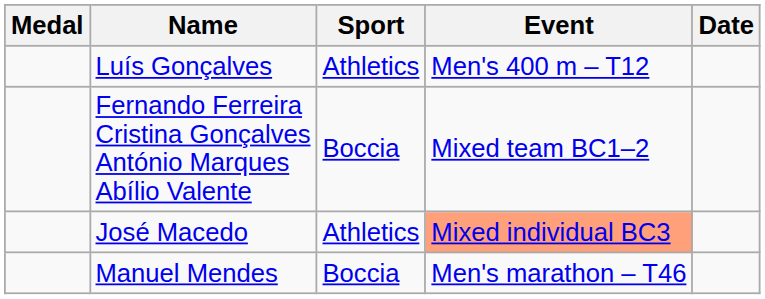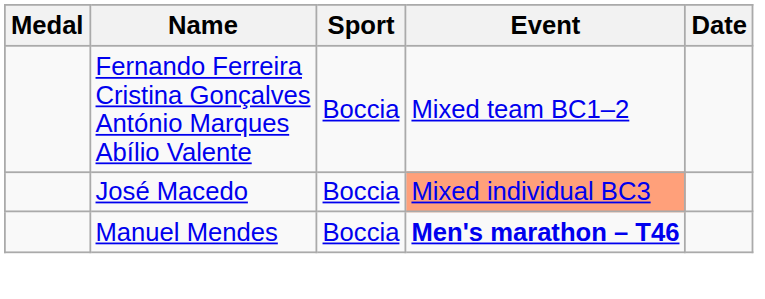- row: (184, 66)
(371, 232) Athletics -> (361, 192) Boccia
(559, 273) normal -> (545, 232) bold
